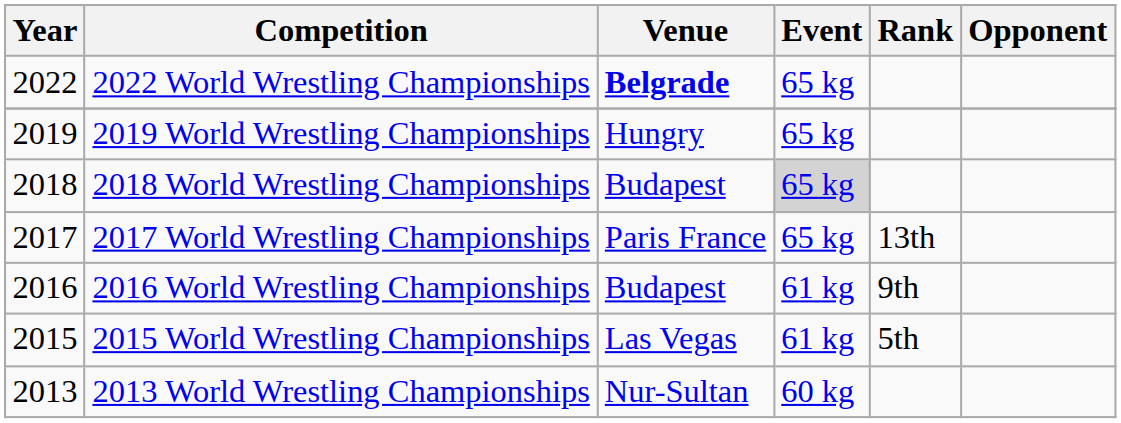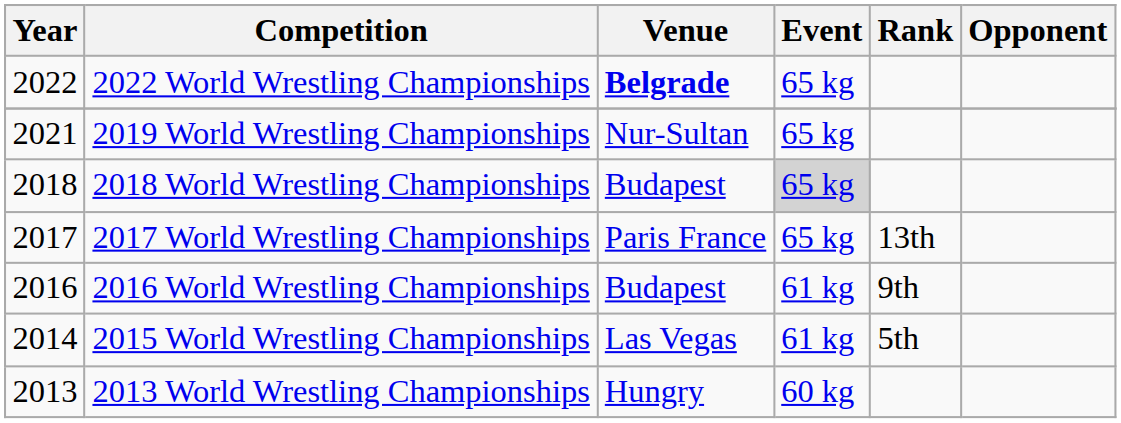(45, 133) 2019 -> (45, 133) 2021
(654, 133) Hungry -> (677, 133) Nur-Sultan
(45, 339) 2015 -> (45, 339) 2014
(677, 390) Nur-Sultan -> (654, 390) Hungry
